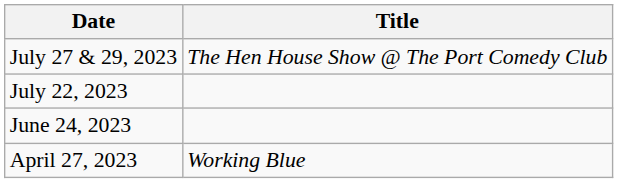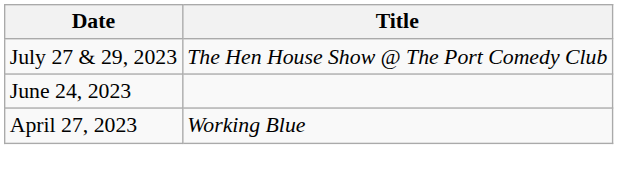- row: (69, 90)
